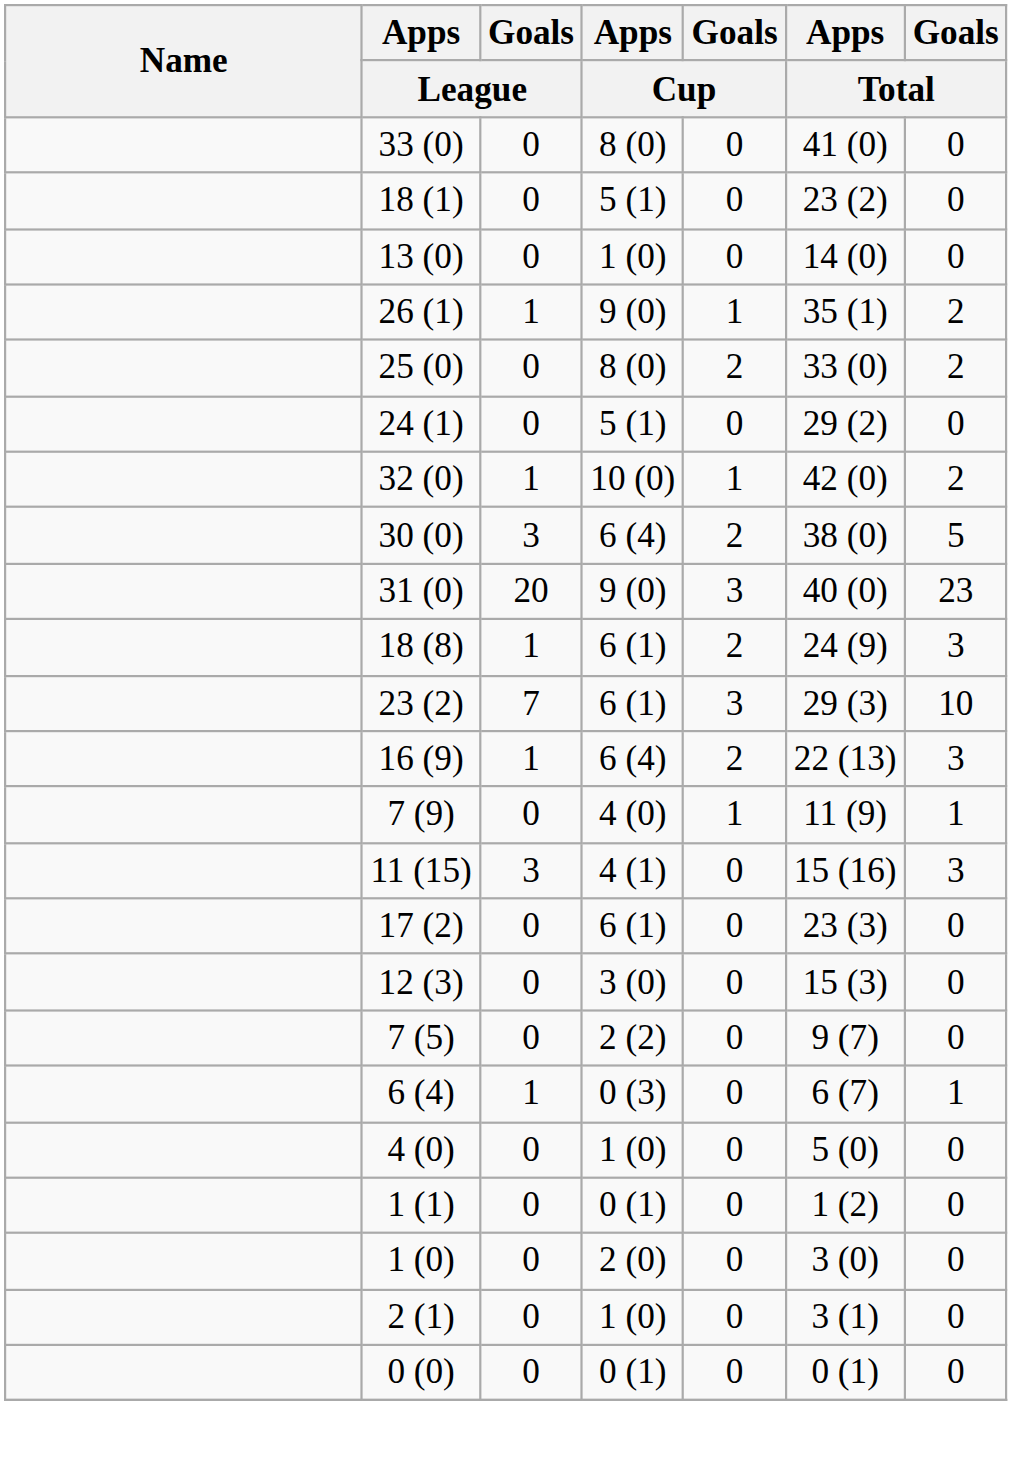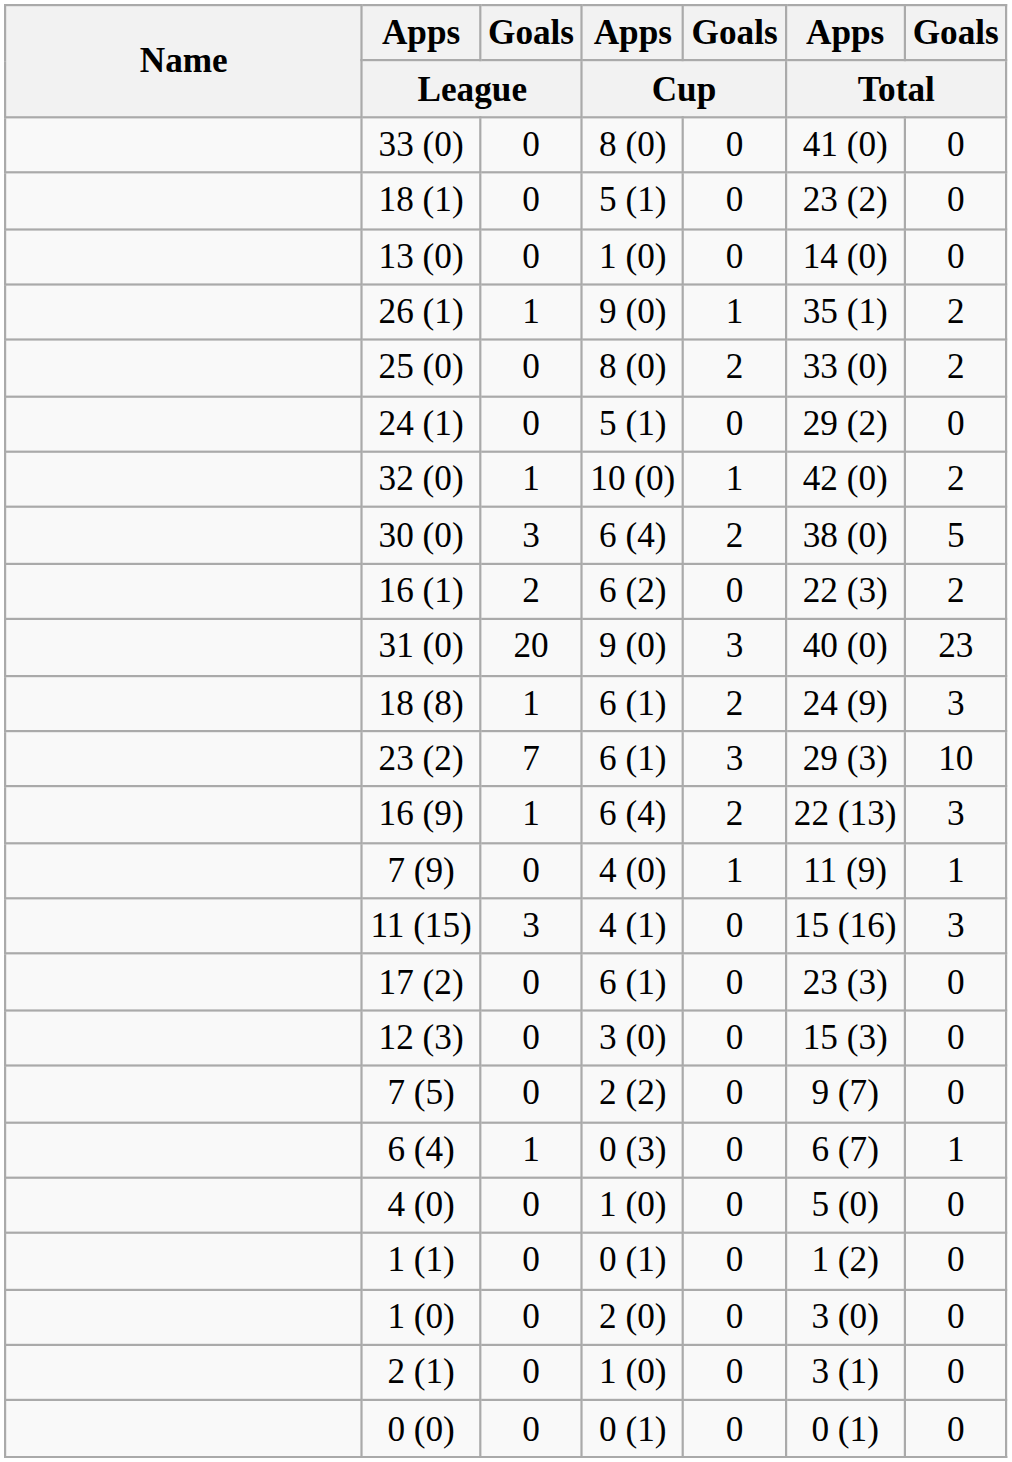+ row: (421, 590)
